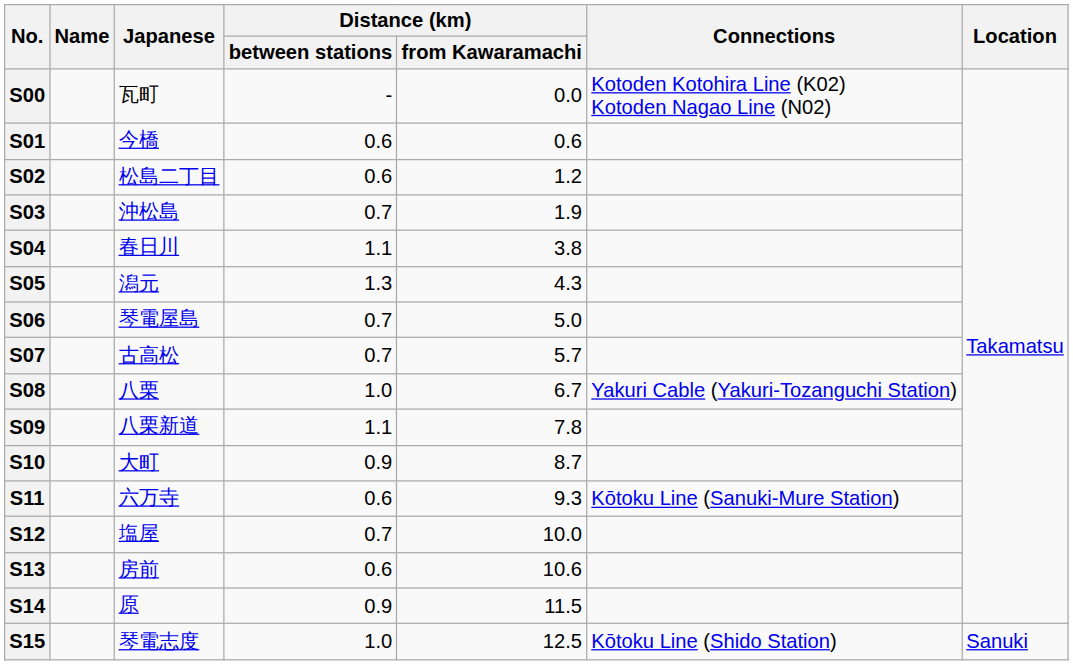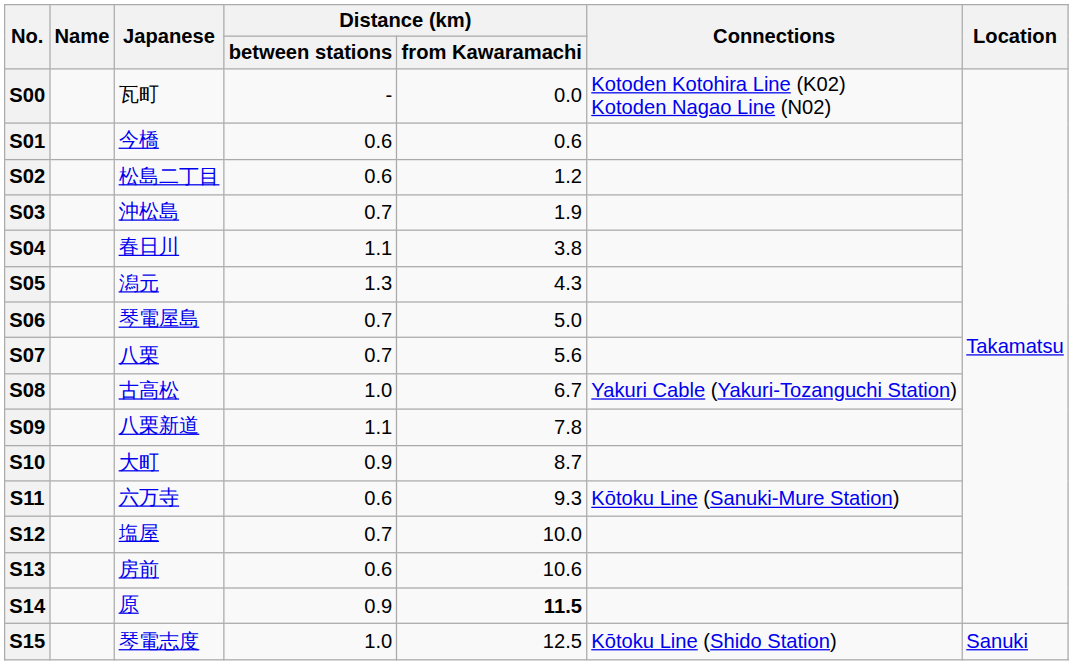(149, 354) 古高松 -> (139, 354) 八栗
(568, 355) 5.7 -> (568, 355) 5.6
(139, 390) 八栗 -> (149, 390) 古高松
(563, 605) normal -> (563, 605) bold
